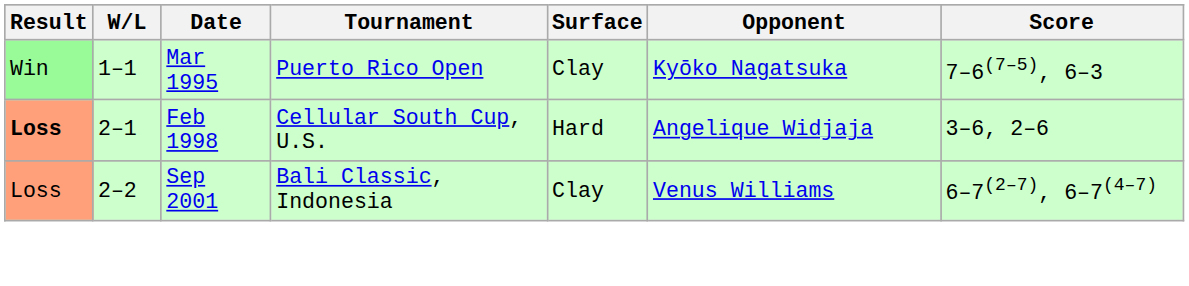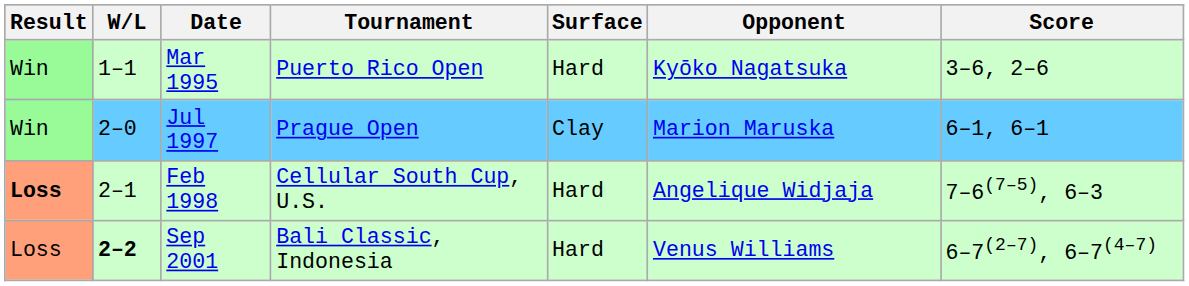(578, 70) Clay -> (578, 70) Hard
(1024, 70) 7–6(7–5), 6–3 -> (997, 70) 3–6, 2–6
+ row: (192, 130)
(997, 130) 3–6, 2–6 -> (1024, 190) 7–6(7–5), 6–3
(117, 190) normal -> (117, 250) bold
(578, 190) Clay -> (578, 250) Hard
